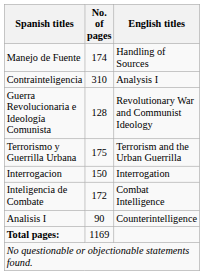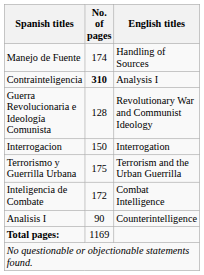(99, 79) normal -> (99, 79) bold
rows swapped: (42, 152) <-> (34, 174)
